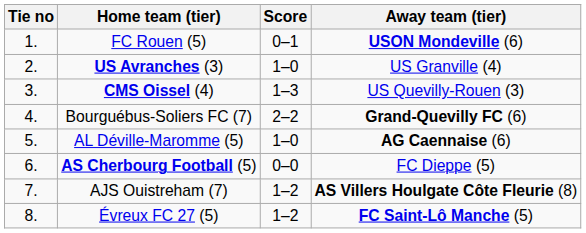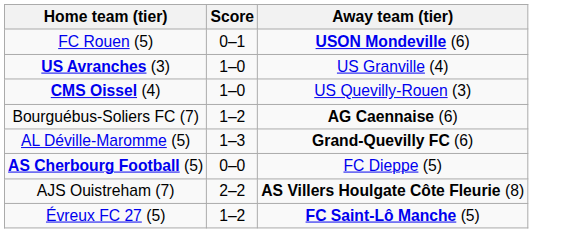- column: (31, 16)
(285, 91) 1–3 -> (232, 91) 1–0
(285, 116) 2–2 -> (232, 116) 1–2
(446, 116) Grand-Quevilly FC (6) -> (393, 116) AG Caennaise (6)
(285, 141) 1–0 -> (232, 141) 1–3
(446, 141) AG Caennaise (6) -> (393, 141) Grand-Quevilly FC (6)
(285, 191) 1–2 -> (232, 191) 2–2
